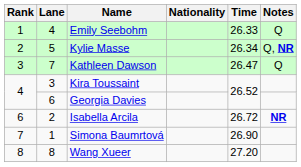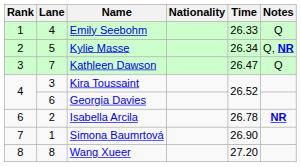(244, 118) 26.72 -> (244, 118) 26.78
